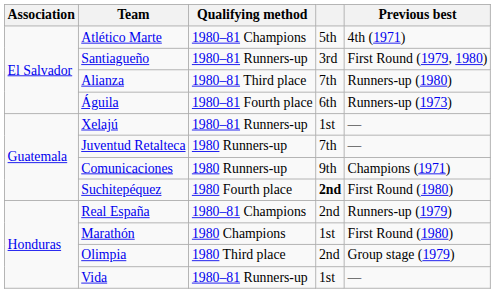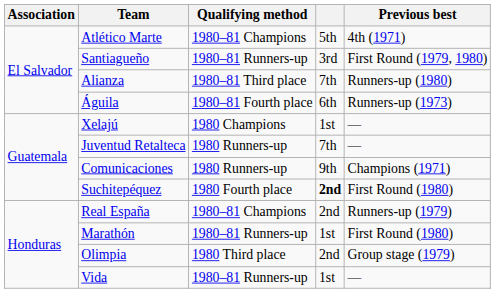(250, 124) 1980–81 Runners-up -> (239, 124) 1980 Champions
(239, 233) 1980 Champions -> (250, 233) 1980–81 Runners-up
